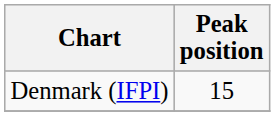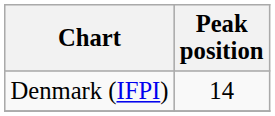(222, 90) 15 -> (222, 90) 14
